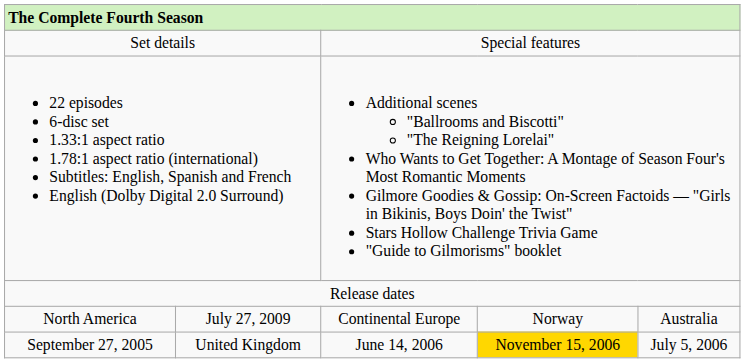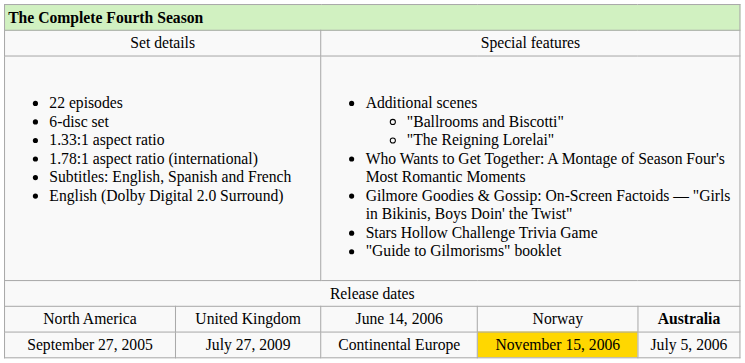(248, 318) July 27, 2009 -> (248, 318) United Kingdom
(399, 318) Continental Europe -> (399, 318) June 14, 2006
(689, 318) normal -> (689, 318) bold
(248, 344) United Kingdom -> (248, 344) July 27, 2009
(399, 344) June 14, 2006 -> (399, 344) Continental Europe
